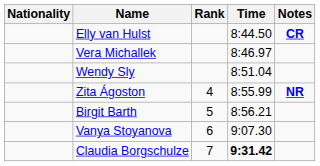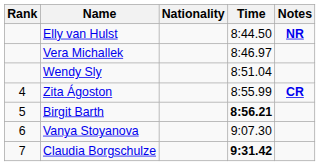columns swapped: (210, 14) <-> (39, 14)
(295, 33) CR -> (295, 33) NR
(295, 92) NR -> (295, 92) CR
(251, 111) normal -> (251, 111) bold
